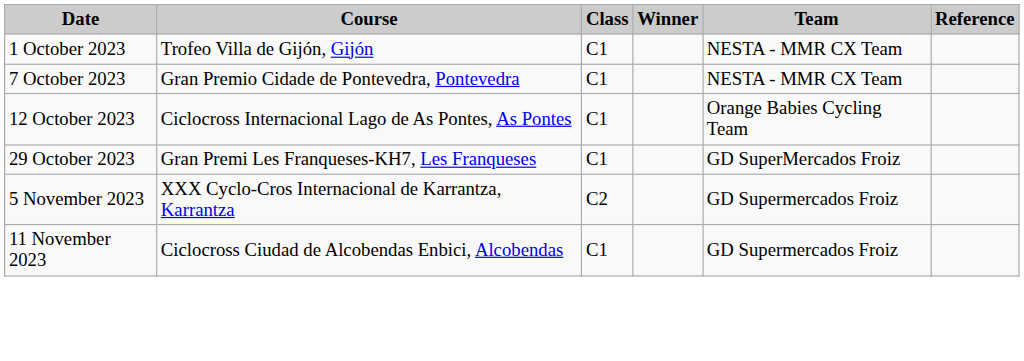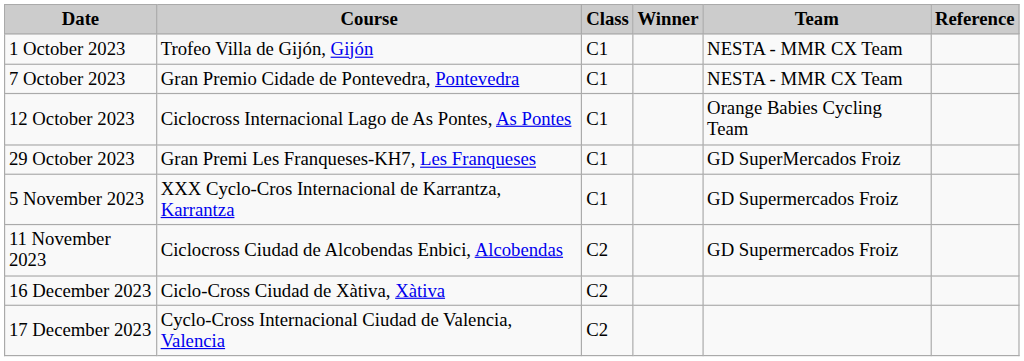(597, 199) C2 -> (597, 199) C1
(597, 250) C1 -> (597, 250) C2
+ row: (80, 290)
+ row: (80, 330)
